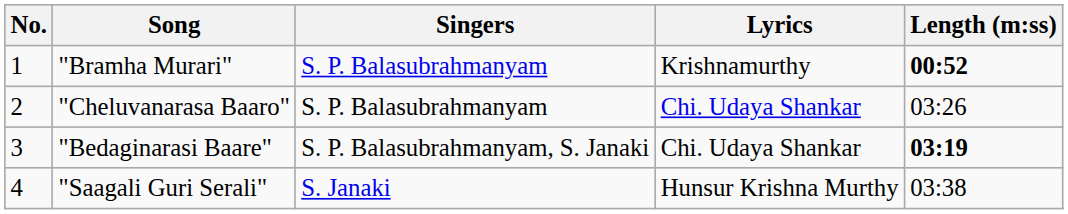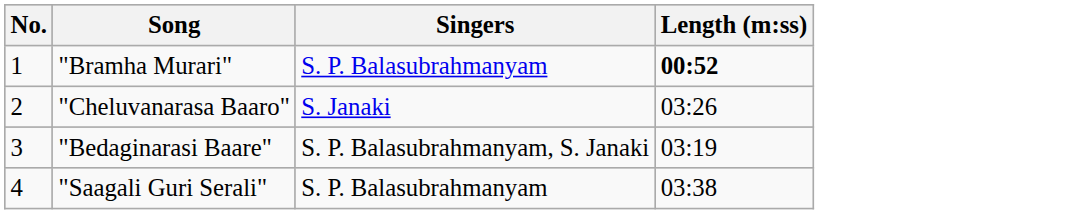- column: (780, 25)
(424, 106) S. P. Balasubrahmanyam -> (346, 106) S. Janaki
(939, 147) bold -> (689, 147) normal
(346, 188) S. Janaki -> (424, 188) S. P. Balasubrahmanyam
